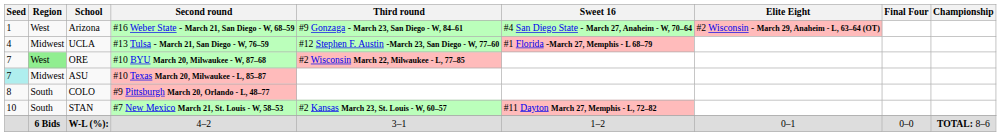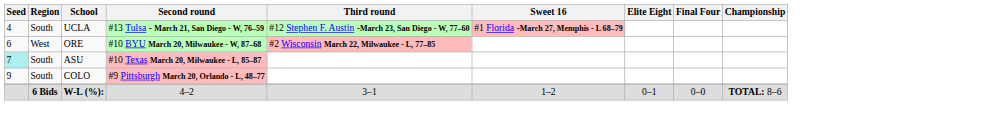- row: (84, 28)
(47, 44) Midwest -> (42, 28) South
(9, 60) 7 -> (9, 44) 6
(40, 60) lightgreen background -> (40, 44) no background
(47, 76) Midwest -> (42, 60) South
(9, 92) 8 -> (9, 76) 9
- row: (81, 108)
